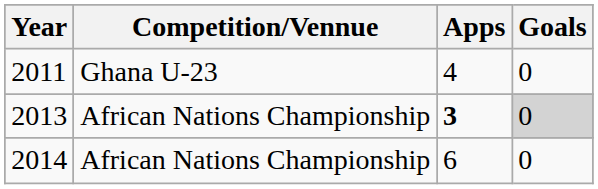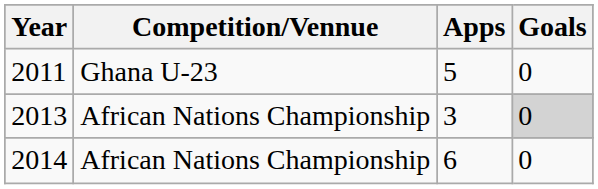(450, 71) 4 -> (450, 71) 5
(450, 115) bold -> (450, 115) normal
